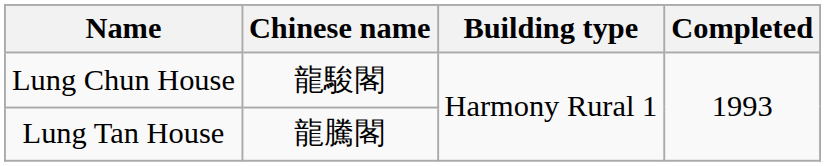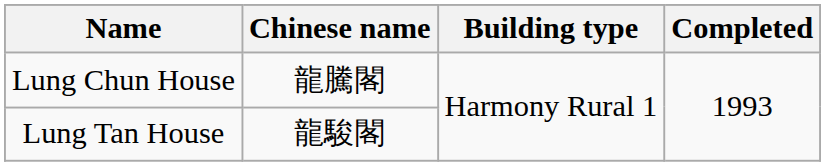(340, 78) 龍駿閣 -> (340, 78) 龍騰閣
(340, 132) 龍騰閣 -> (340, 132) 龍駿閣
